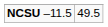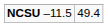(89, 13) 49.5 -> (89, 13) 49.4
